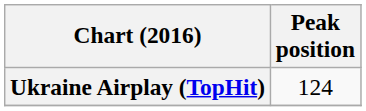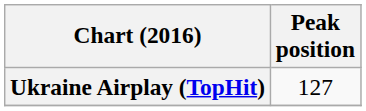(315, 86) 124 -> (315, 86) 127
